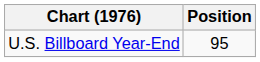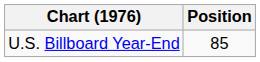(219, 43) 95 -> (219, 43) 85
